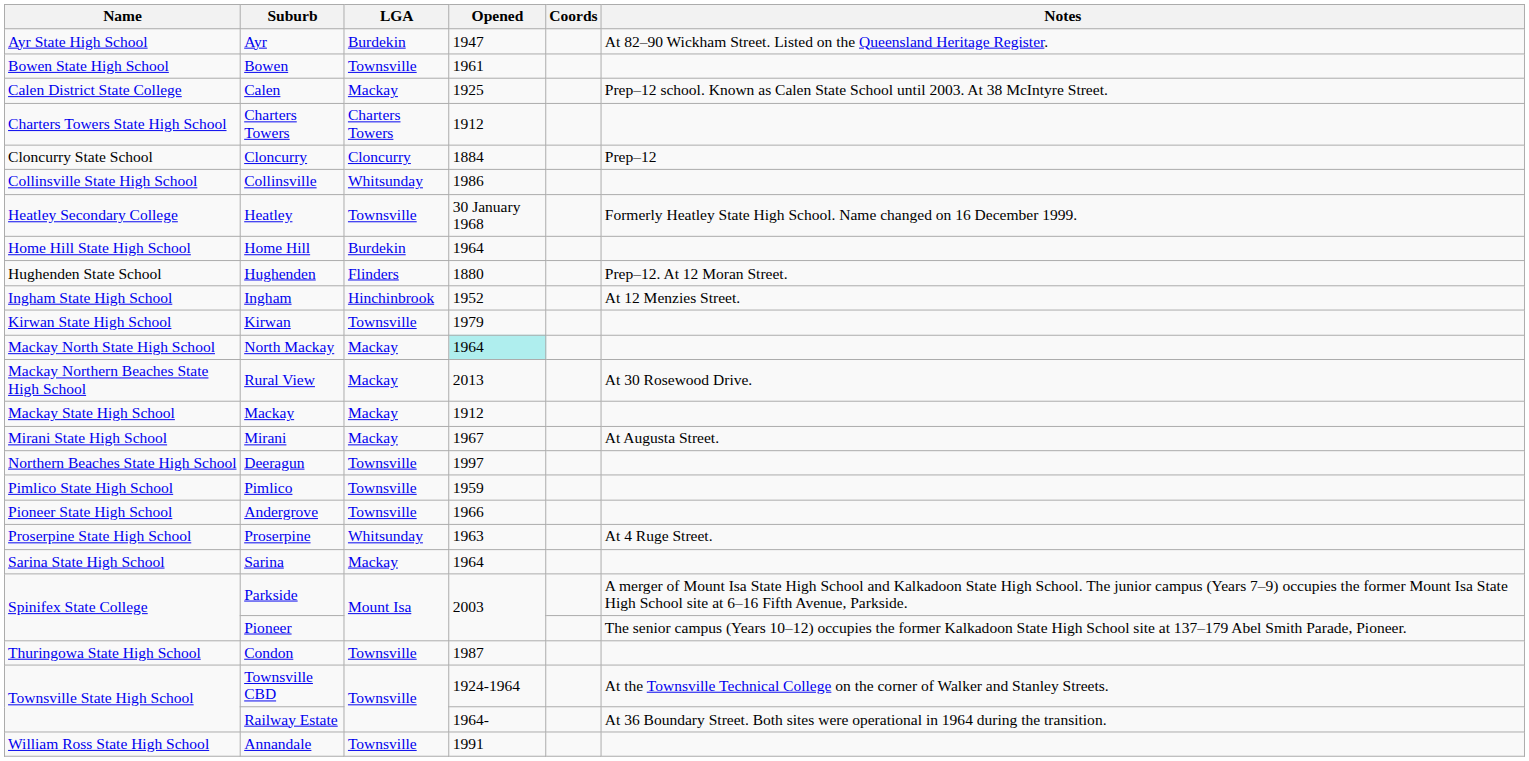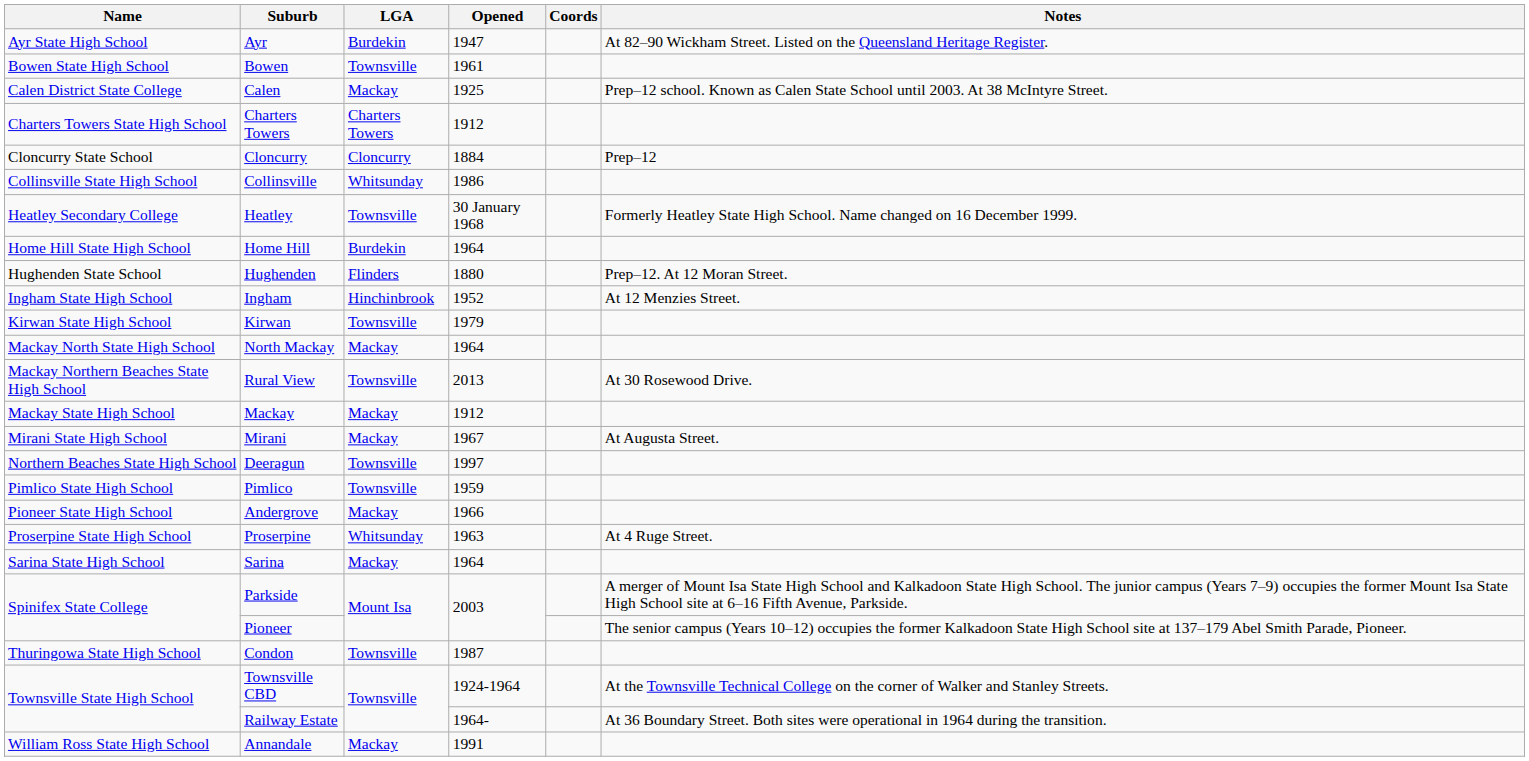(468, 347) paleturquoise background -> (468, 347) no background
(373, 380) Mackay -> (382, 380) Townsville
(382, 512) Townsville -> (373, 512) Mackay
(382, 744) Townsville -> (373, 744) Mackay
